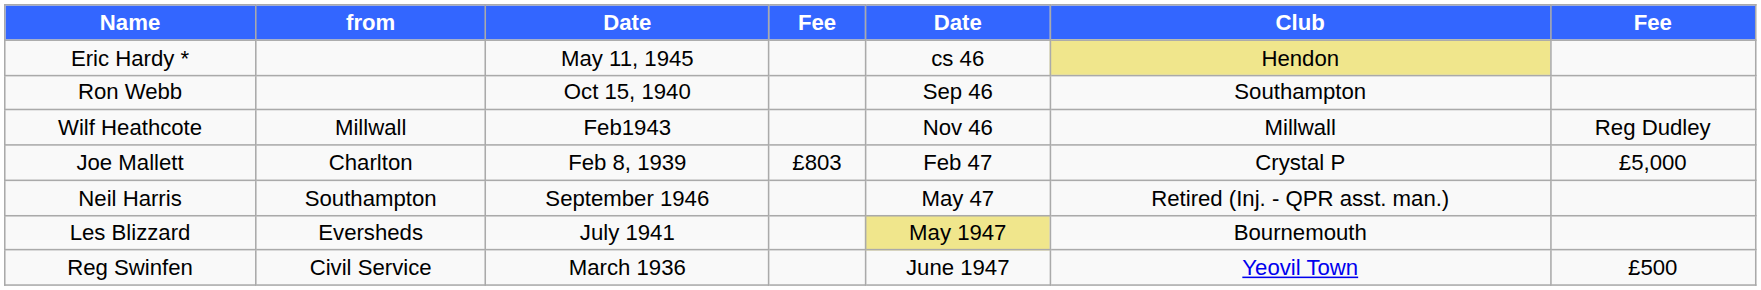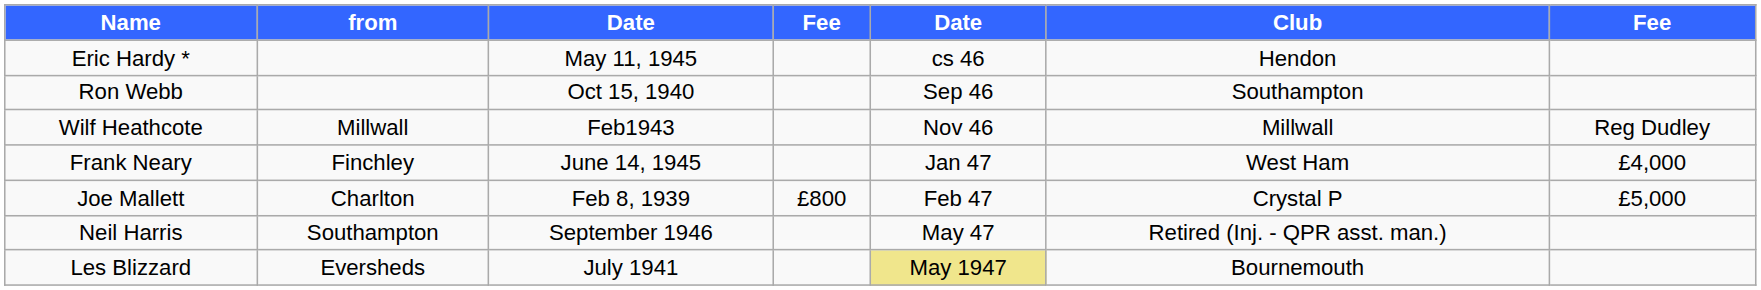(1300, 58) khaki background -> (1298, 58) no background
+ row: (131, 163)
(817, 163) £803 -> (822, 198) £800
- row: (130, 268)
